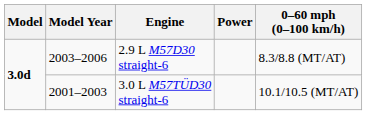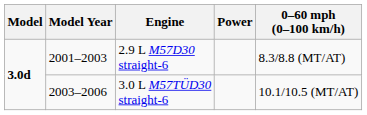(78, 57) 2003–2006 -> (78, 57) 2001–2003
(78, 92) 2001–2003 -> (78, 92) 2003–2006
